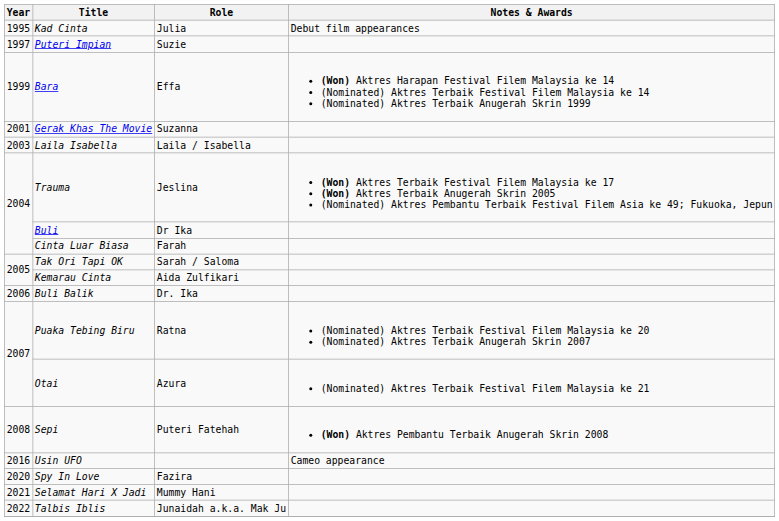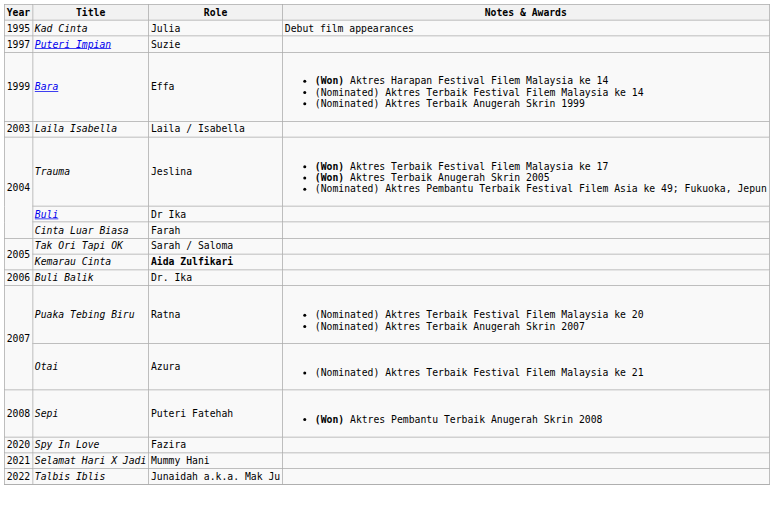- row: (94, 129)
(198, 278) normal -> (192, 262) bold
- row: (58, 461)
